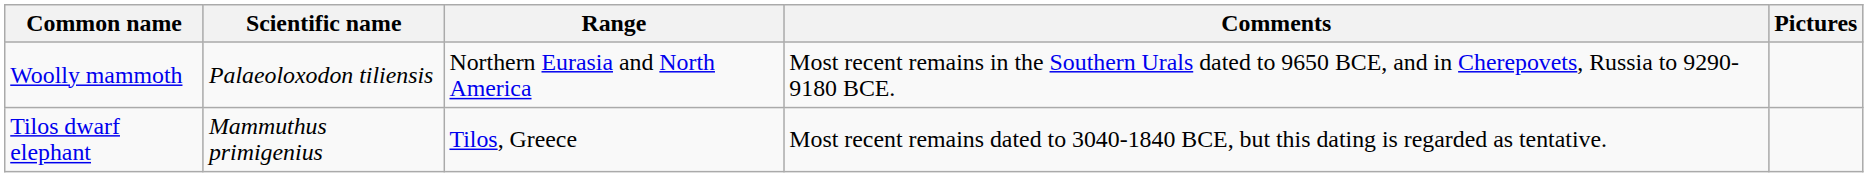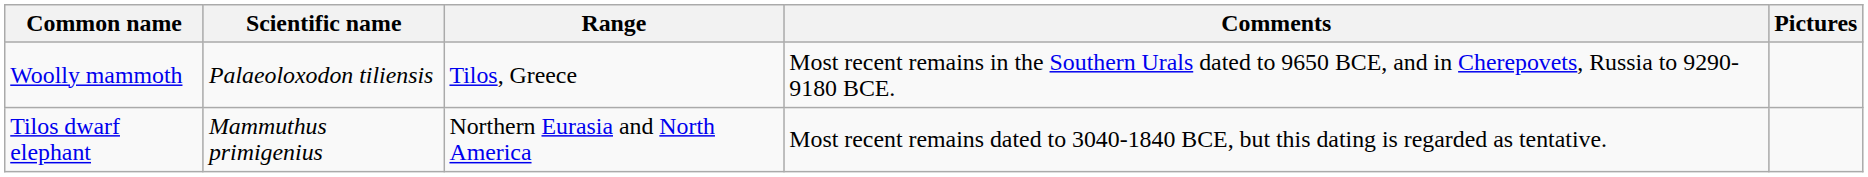(582, 74) Northern Eurasia and North America -> (513, 74) Tilos, Greece
(513, 139) Tilos, Greece -> (582, 139) Northern Eurasia and North America
